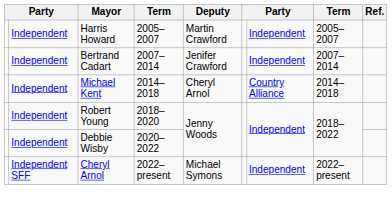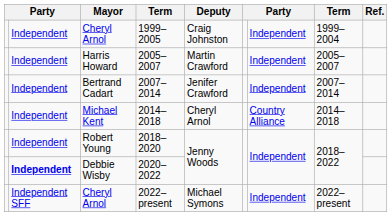+ row: (152, 34)
(39, 143) normal -> (41, 170) bold
